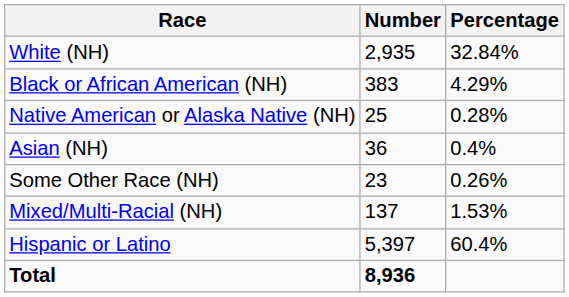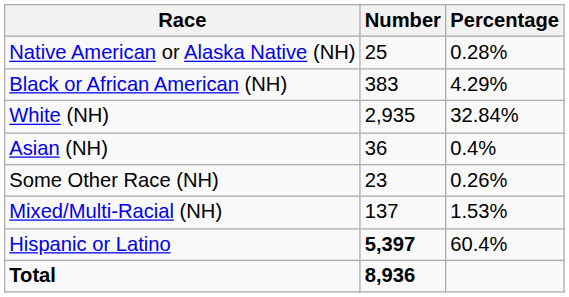rows swapped: (59, 52) <-> (182, 116)
(390, 244) normal -> (390, 244) bold
